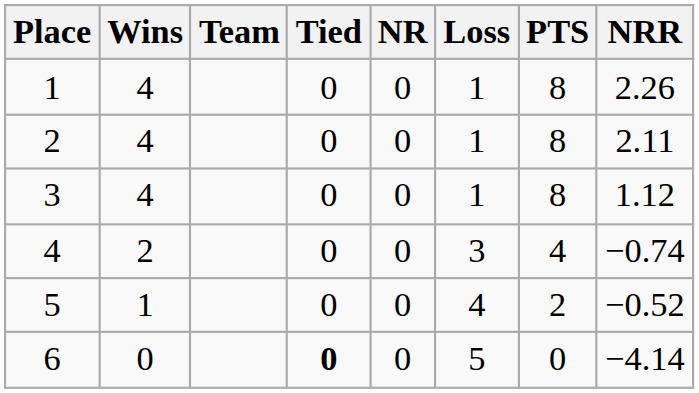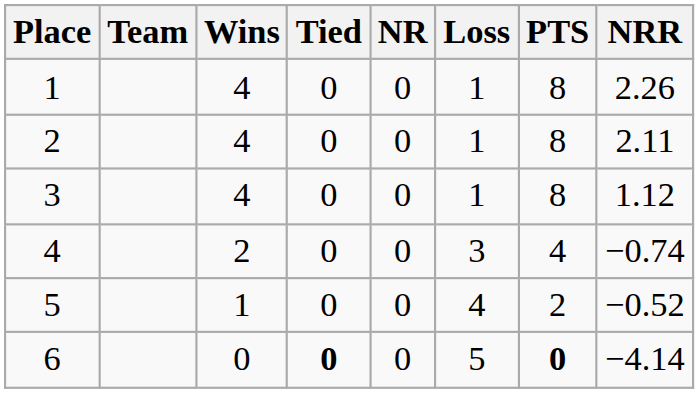columns swapped: (239, 31) <-> (145, 31)
(558, 359) normal -> (558, 359) bold
